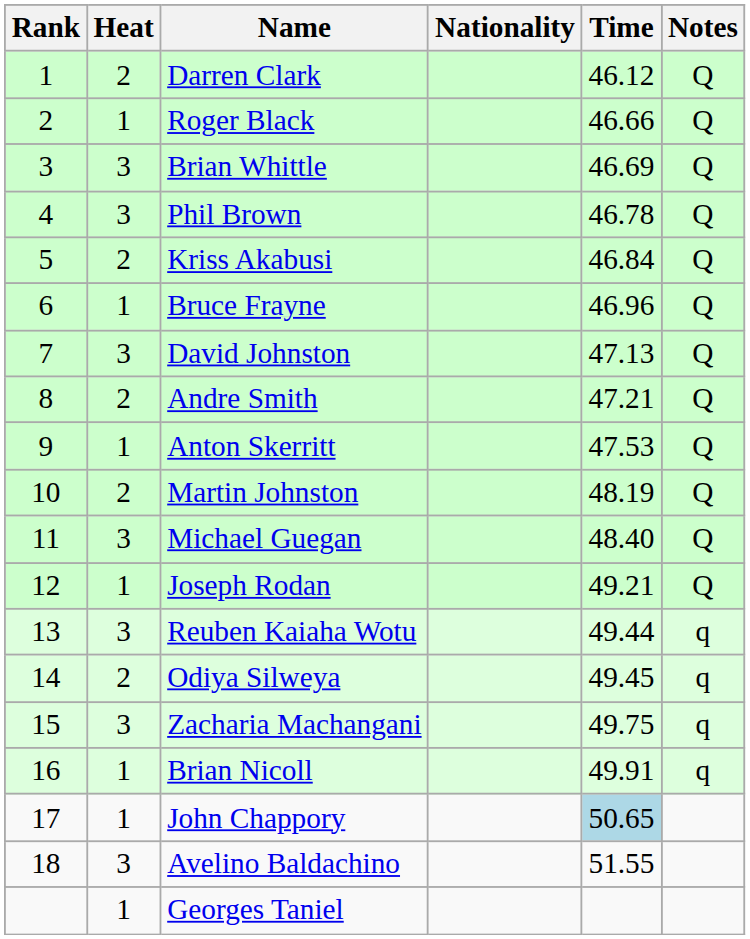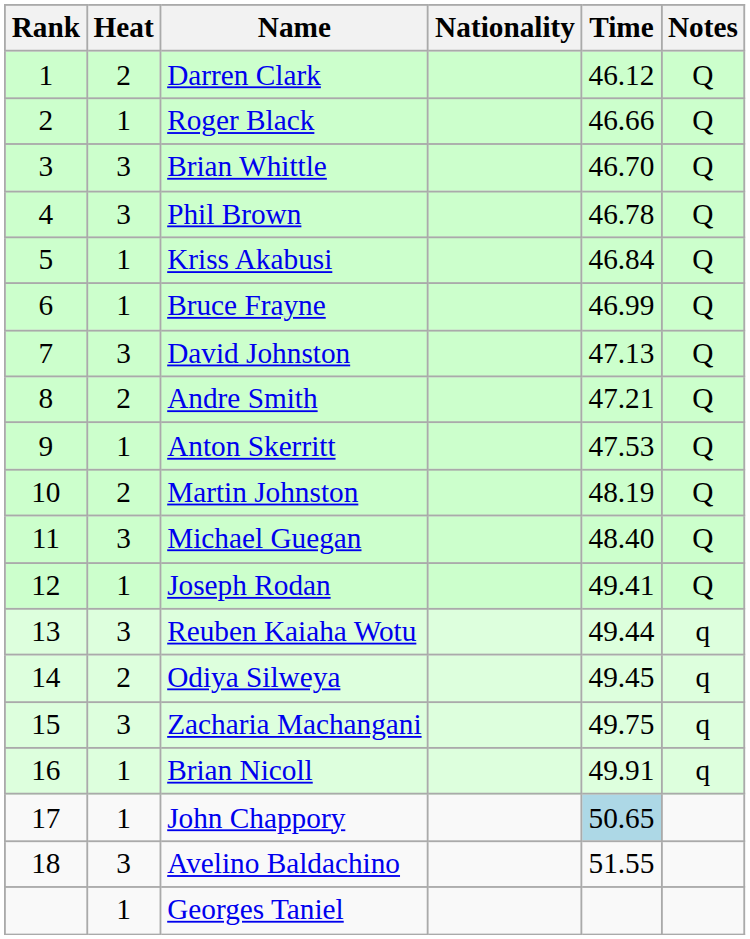(621, 167) 46.69 -> (621, 167) 46.70
(124, 259) 2 -> (124, 259) 1
(621, 306) 46.96 -> (621, 306) 46.99
(621, 584) 49.21 -> (621, 584) 49.41
